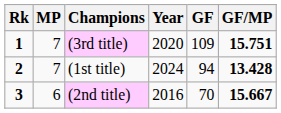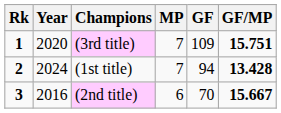columns swapped: (168, 17) <-> (49, 17)
